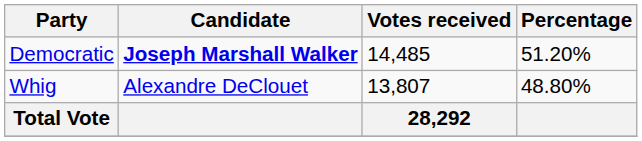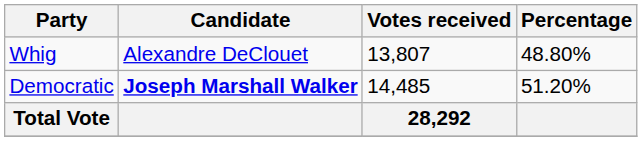rows swapped: (62, 53) <-> (33, 86)
